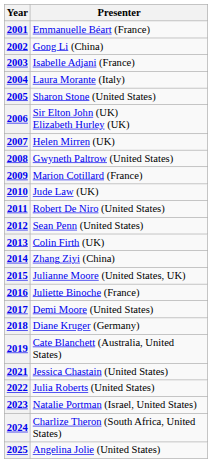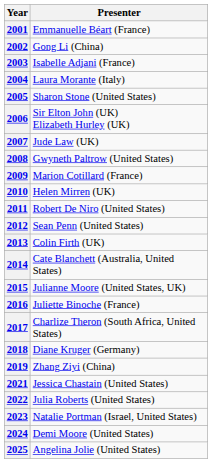(74, 141) Helen Mirren (UK) -> (66, 141) Jude Law (UK)
(66, 192) Jude Law (UK) -> (74, 192) Helen Mirren (UK)
(74, 259) Zhang Ziyi (China) -> (103, 265) Cate Blanchett (Australia, United States)
(93, 309) Demi Moore (United States) -> (114, 327) Charlize Theron (South Africa, United States)
(103, 348) Cate Blanchett (Australia, United States) -> (74, 366) Zhang Ziyi (China)
(114, 427) Charlize Theron (South Africa, United States) -> (93, 433) Demi Moore (United States)
